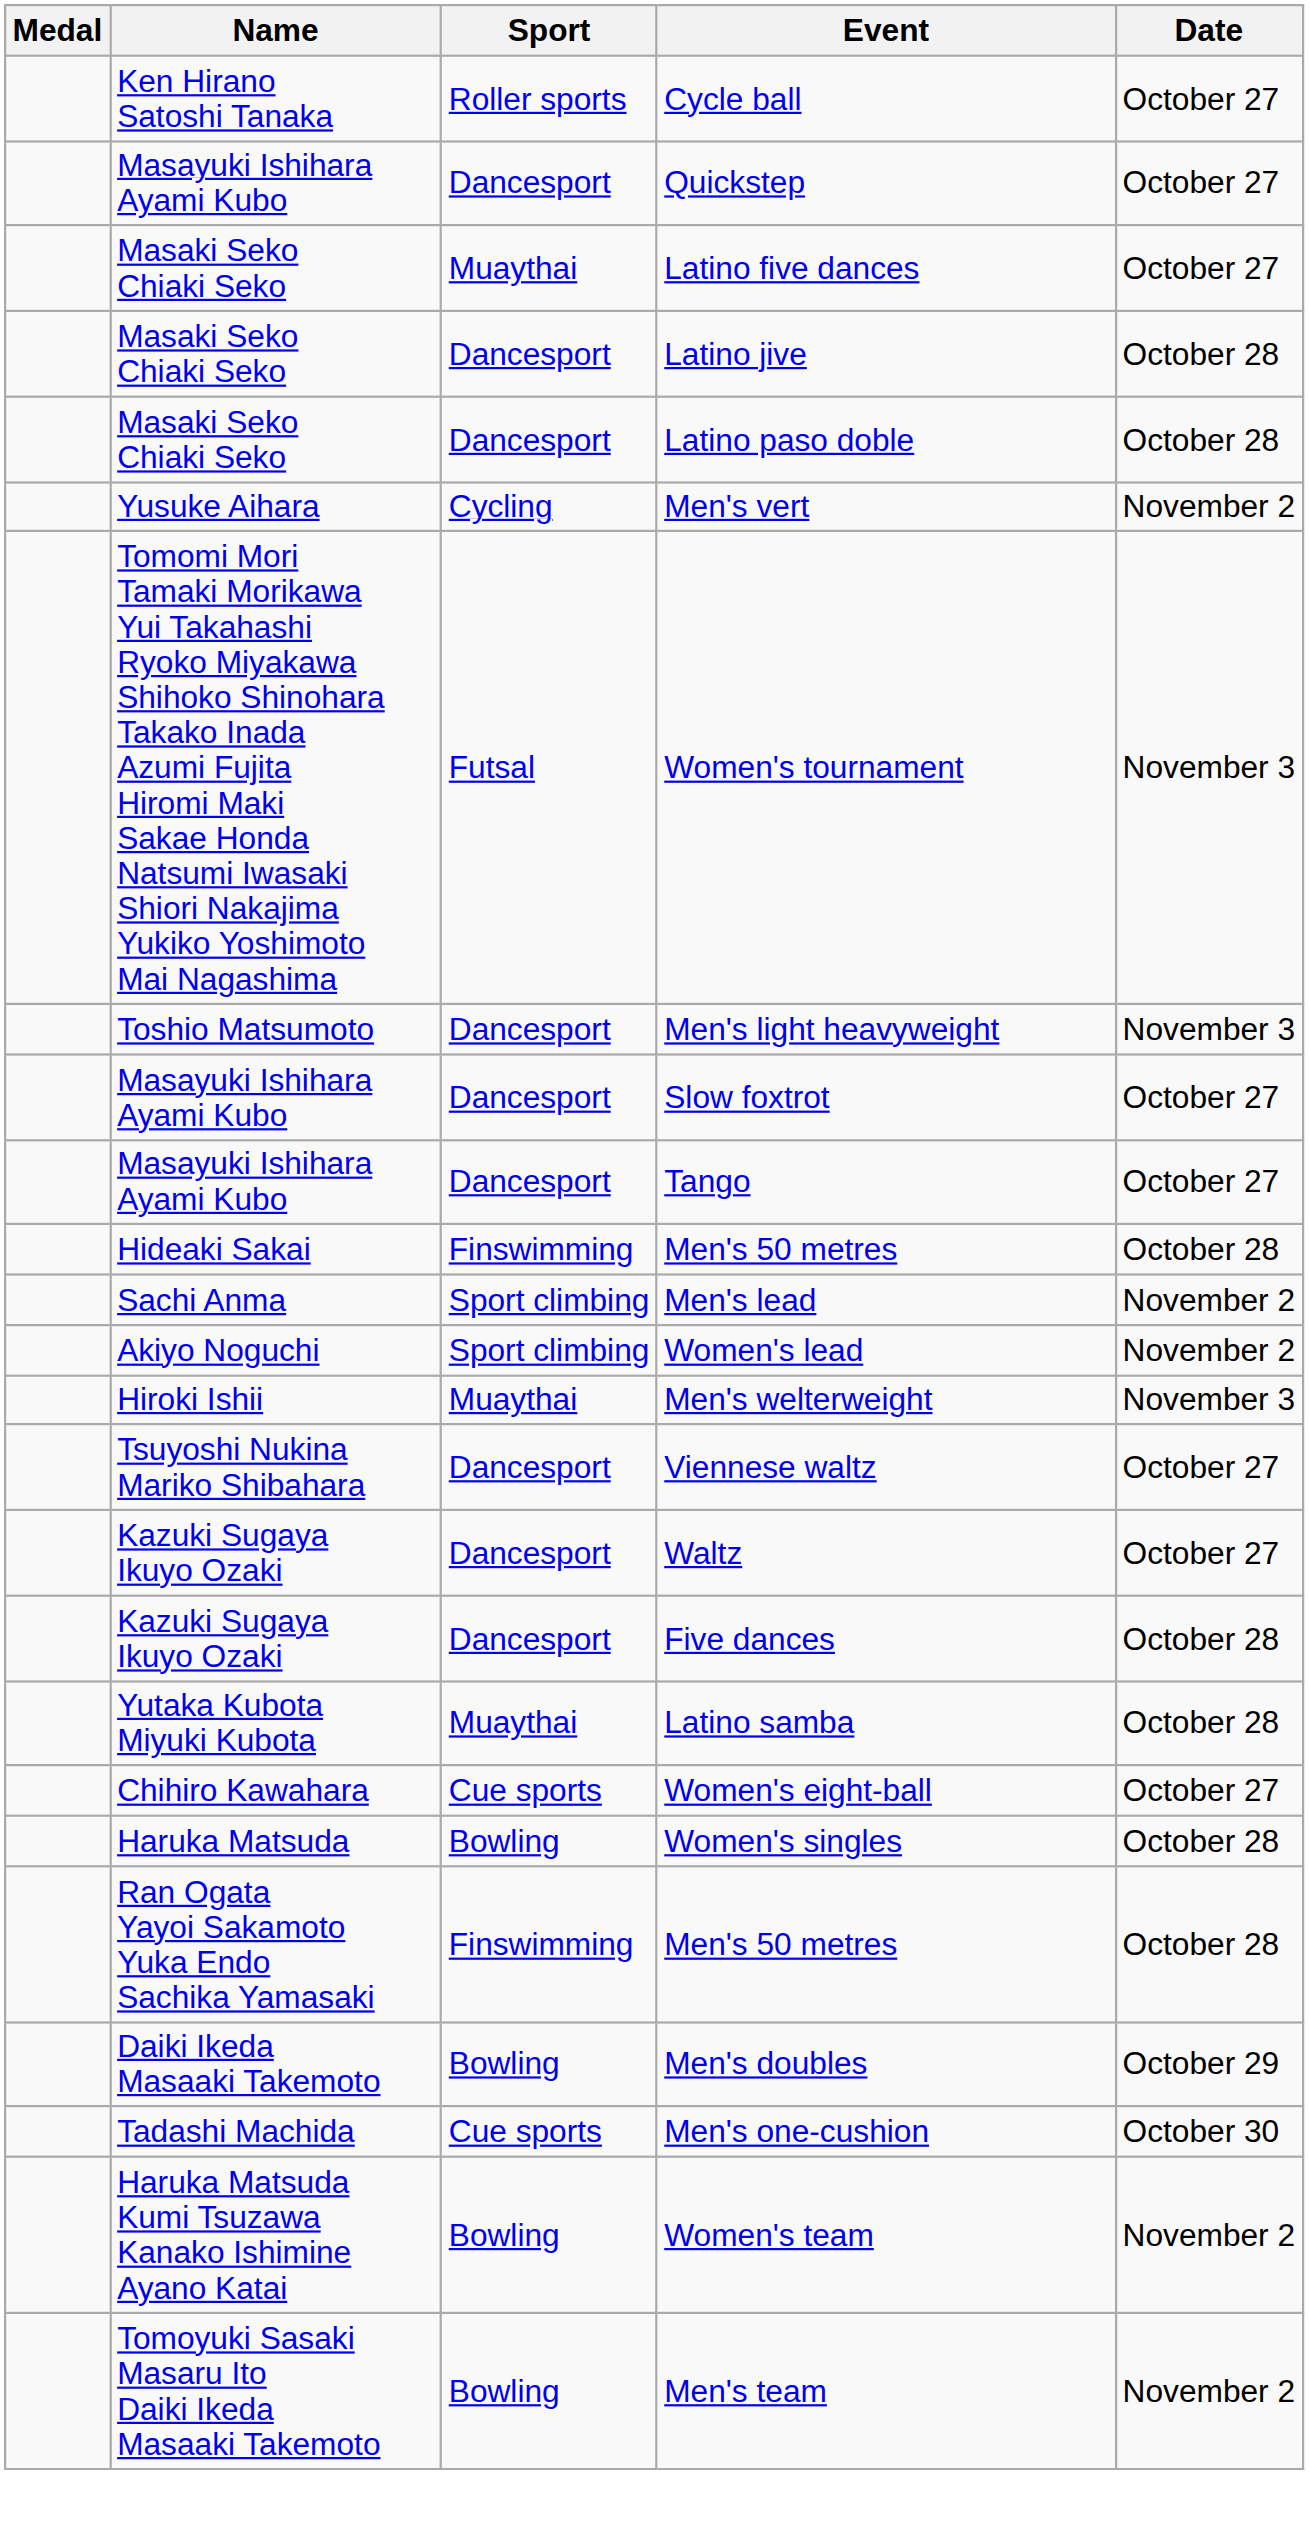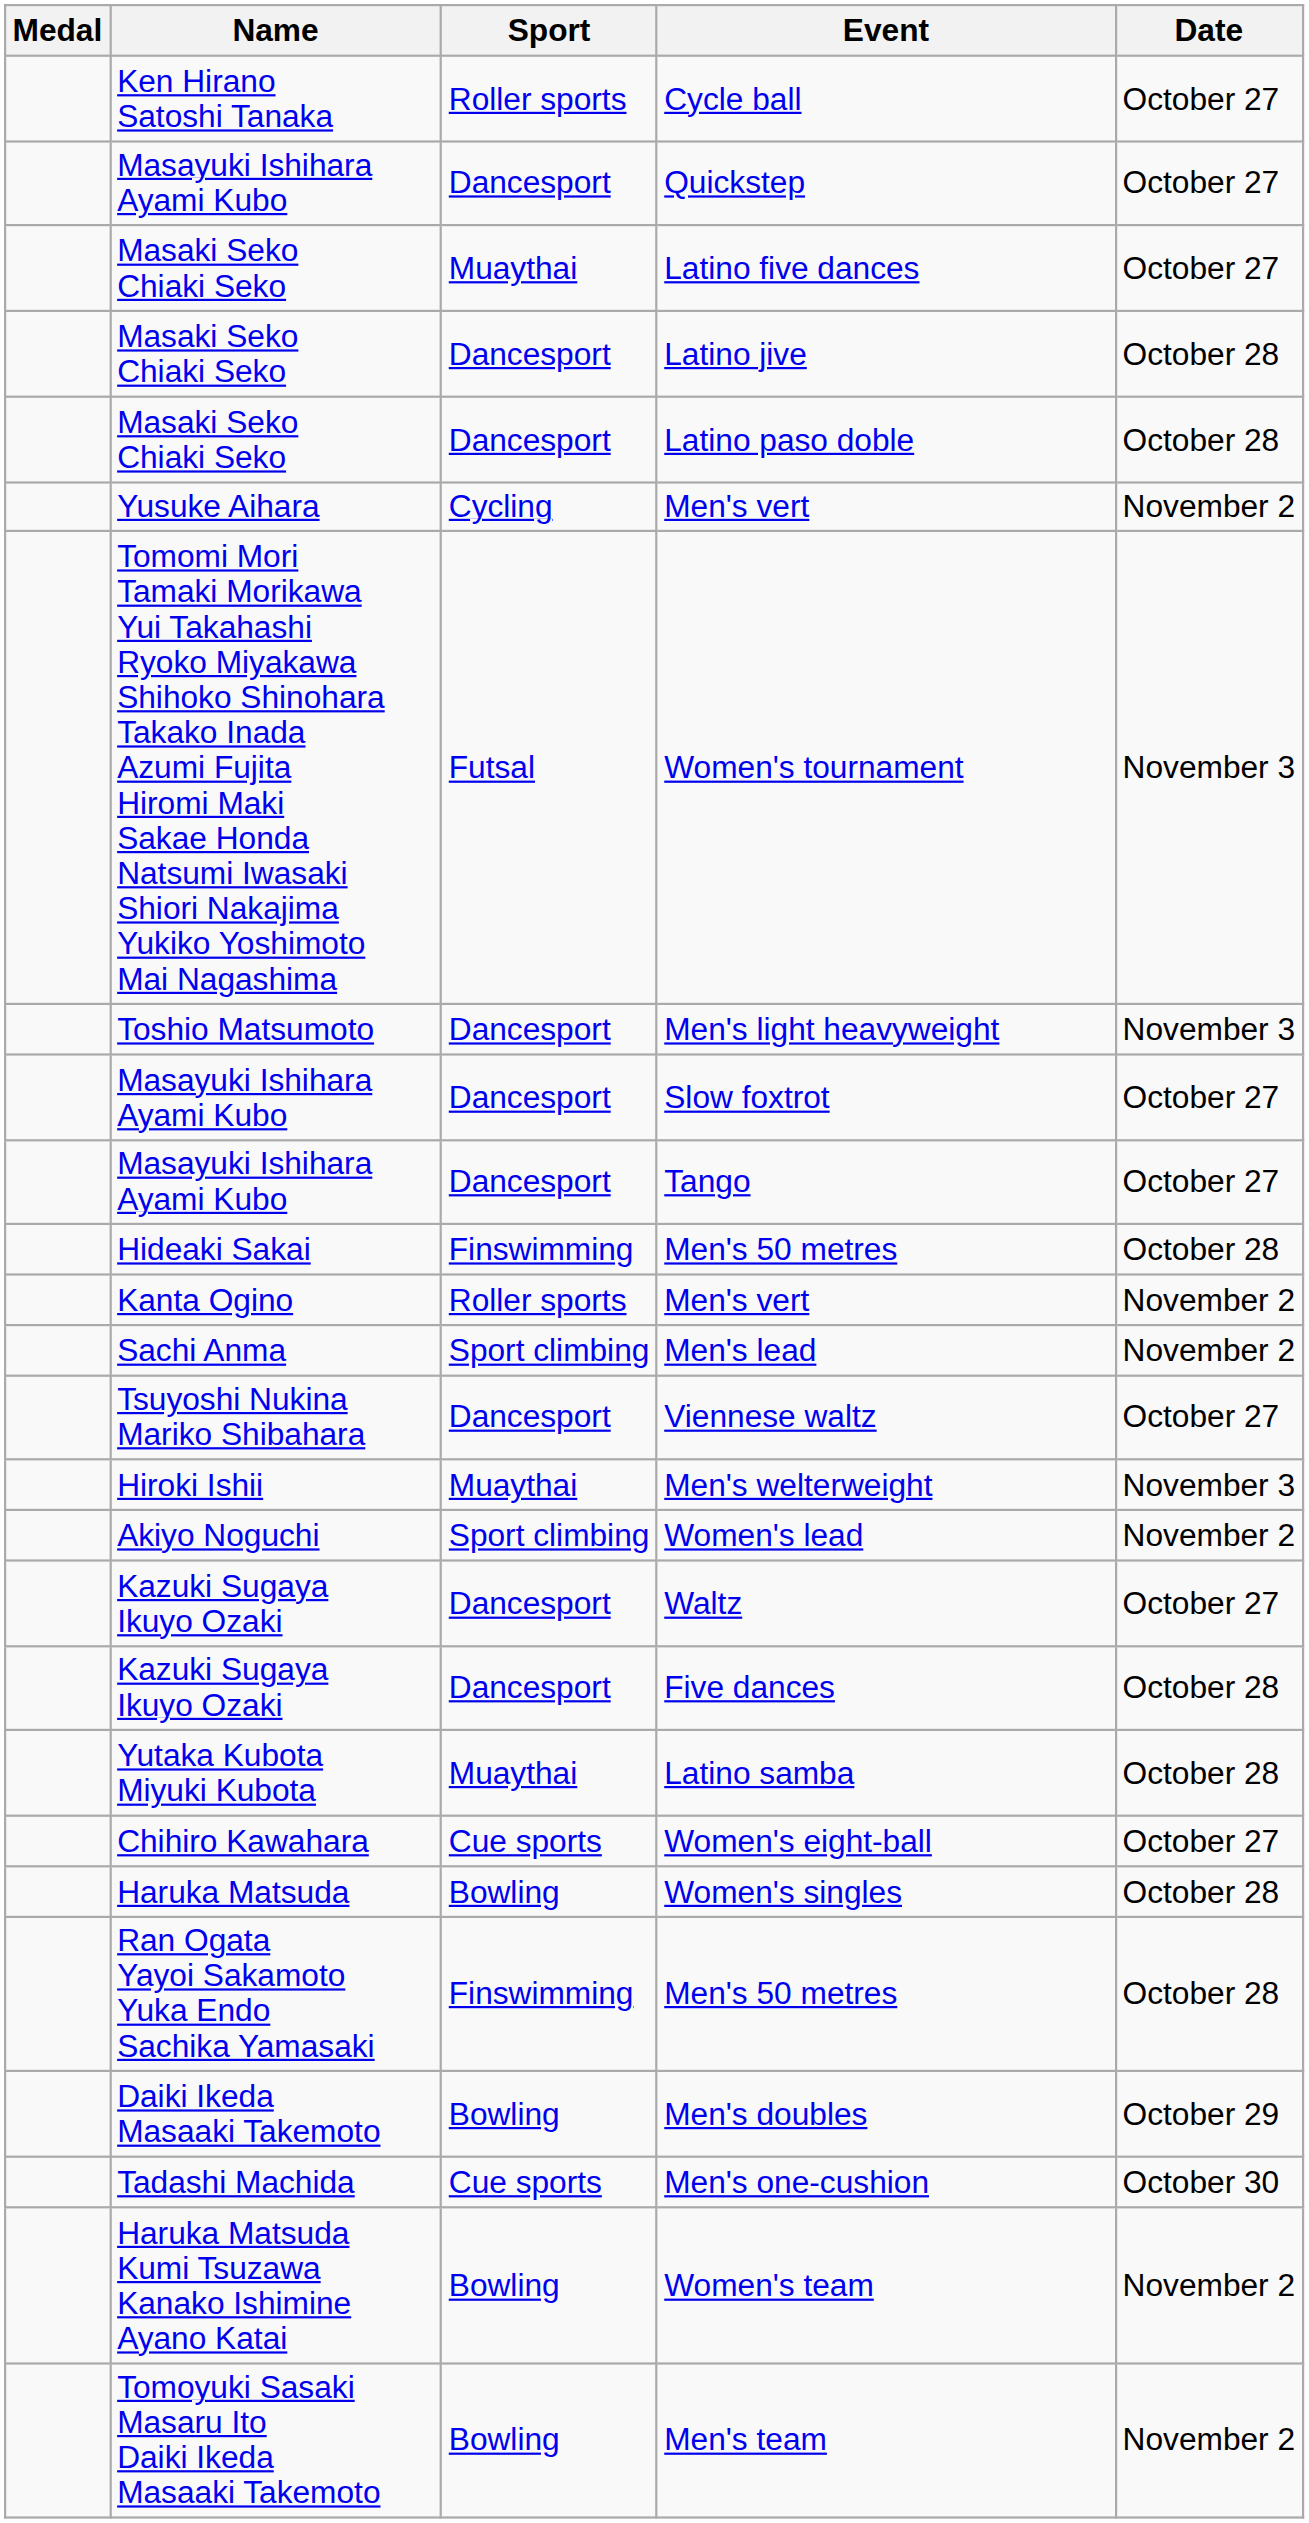+ row: (205, 1300)
rows swapped: (218, 1350) <-> (241, 1468)
